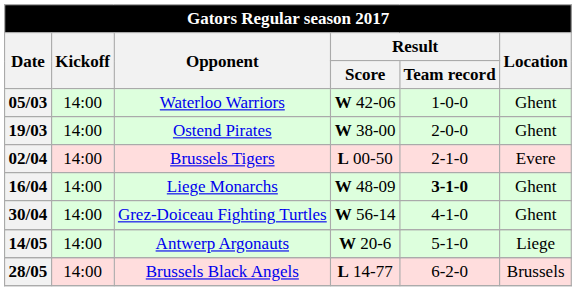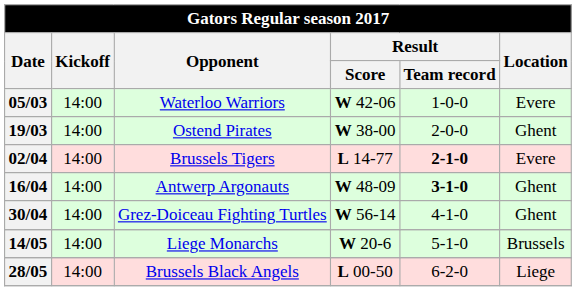(536, 102) Ghent -> (536, 102) Evere
(365, 159) L 00-50 -> (365, 159) L 14-77
(450, 159) normal -> (450, 159) bold
(222, 187) Liege Monarchs -> (222, 187) Antwerp Argonauts
(222, 243) Antwerp Argonauts -> (222, 243) Liege Monarchs
(536, 243) Liege -> (536, 243) Brussels
(365, 271) L 14-77 -> (365, 271) L 00-50
(536, 271) Brussels -> (536, 271) Liege
